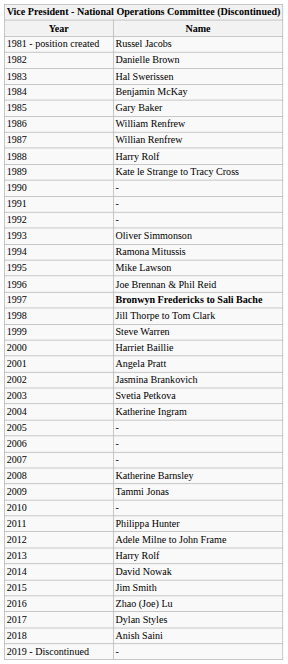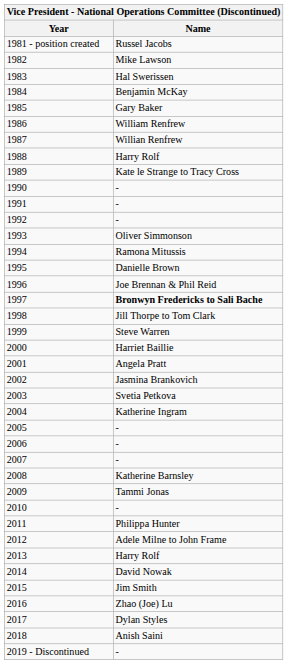(148, 60) Danielle Brown -> (143, 60) Mike Lawson
(143, 268) Mike Lawson -> (148, 268) Danielle Brown
